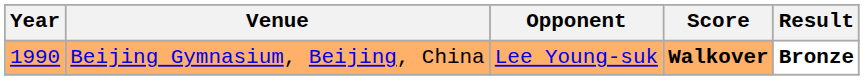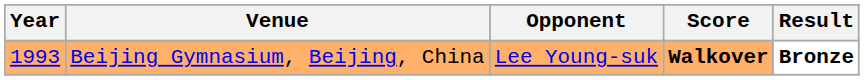(35, 57) 1990 -> (35, 57) 1993
